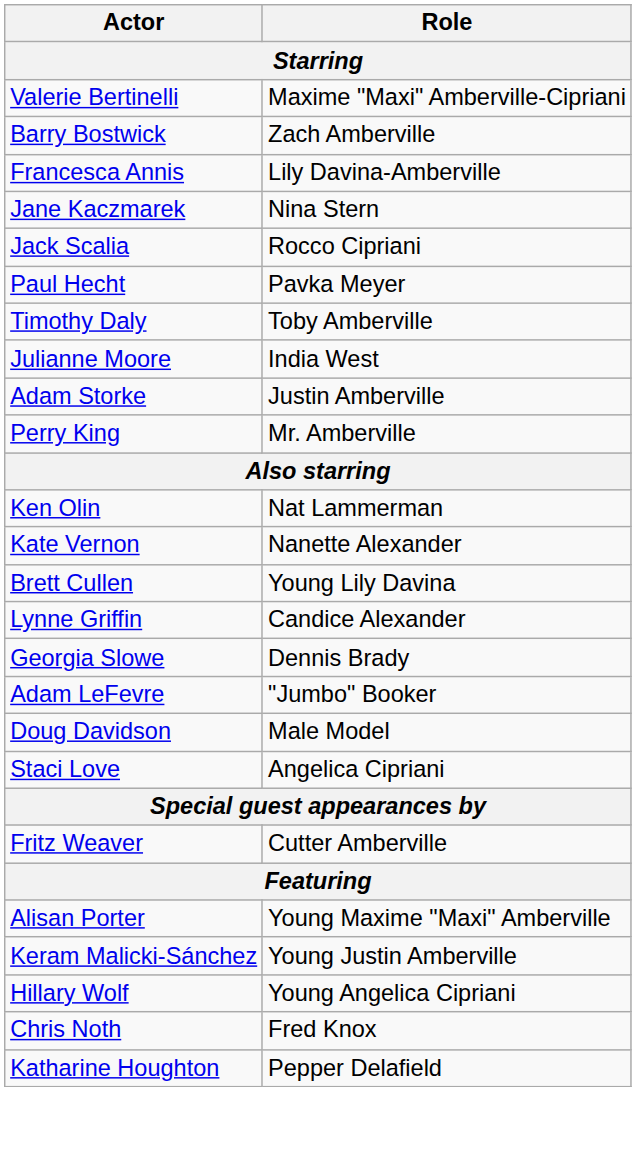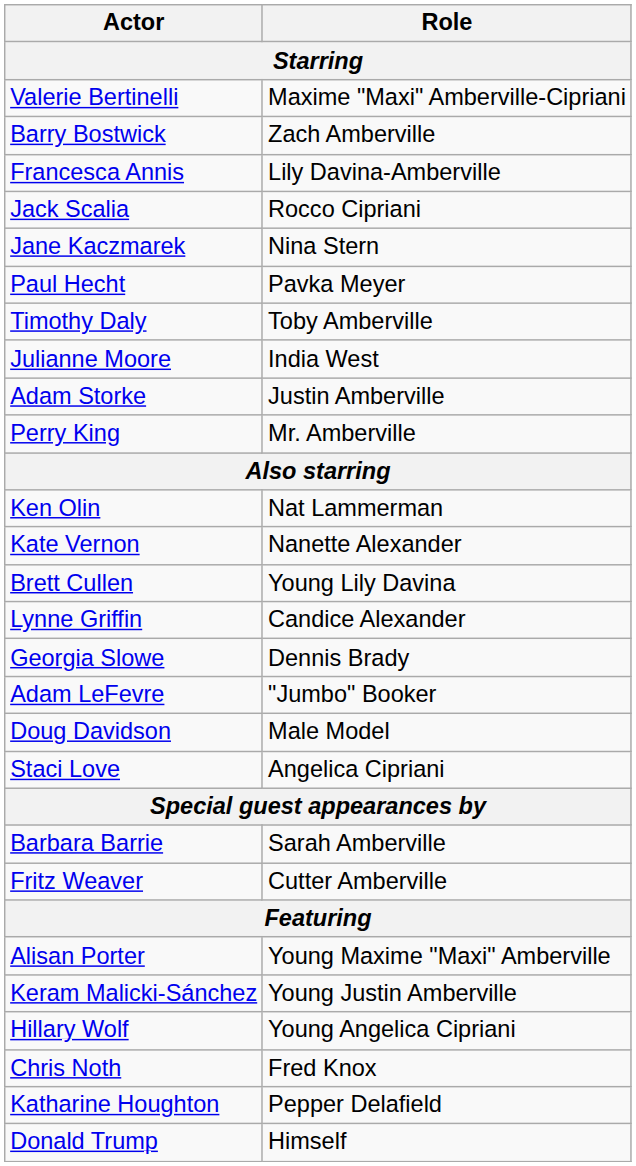rows swapped: (98, 209) <-> (70, 246)
+ row: (87, 843)
+ row: (84, 1142)
